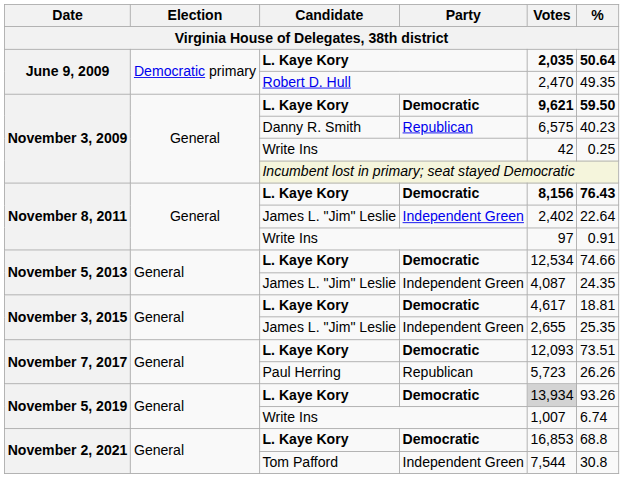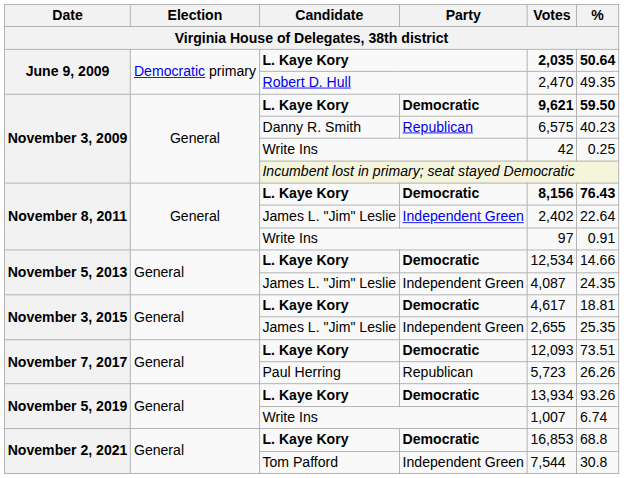(598, 261) 74.66 -> (598, 261) 14.66
(552, 395) lightgrey background -> (552, 395) no background
